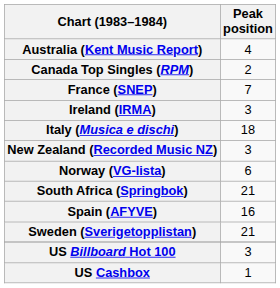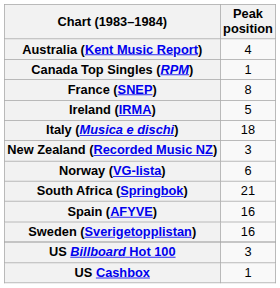(248, 69) 2 -> (248, 69) 1
(248, 89) 7 -> (248, 89) 8
(248, 110) 3 -> (248, 110) 5
(248, 232) 21 -> (248, 232) 16
